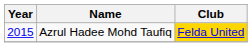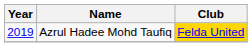(20, 32) 2015 -> (20, 32) 2019
